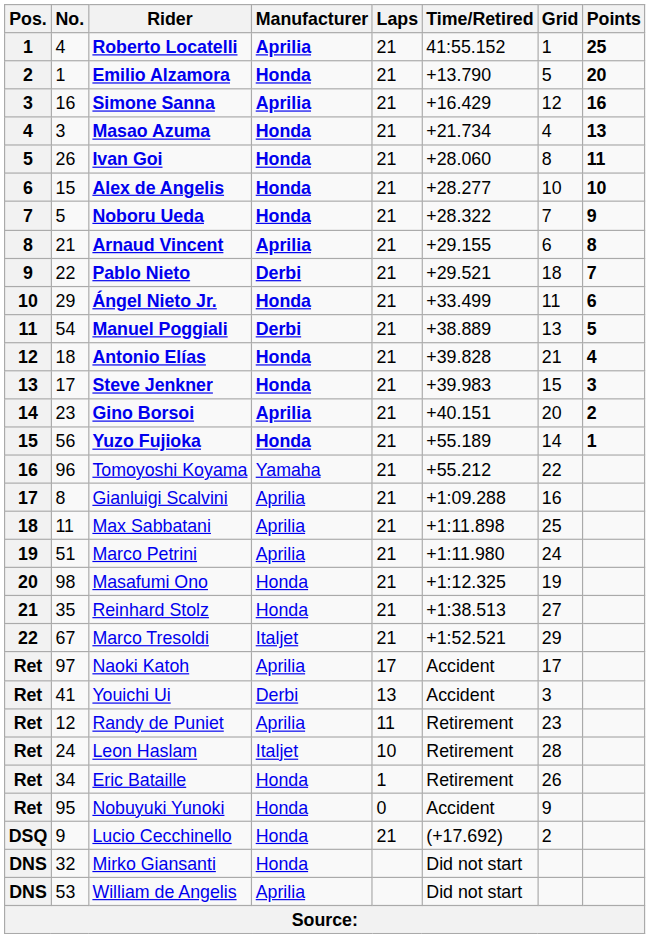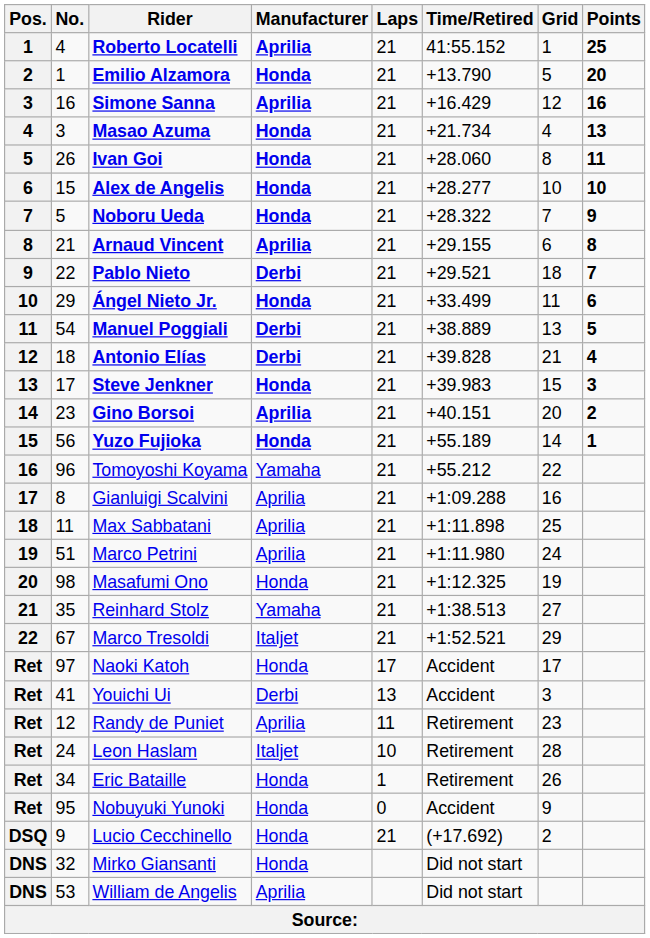(283, 357) Honda -> (278, 357) Derbi
(282, 610) Honda -> (288, 610) Yamaha
(280, 666) Aprilia -> (282, 666) Honda
